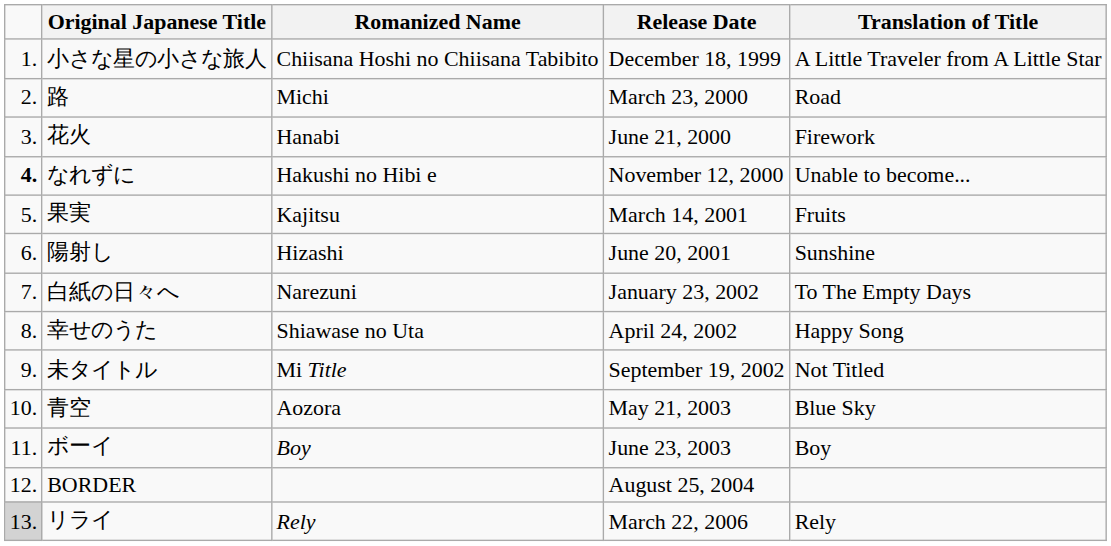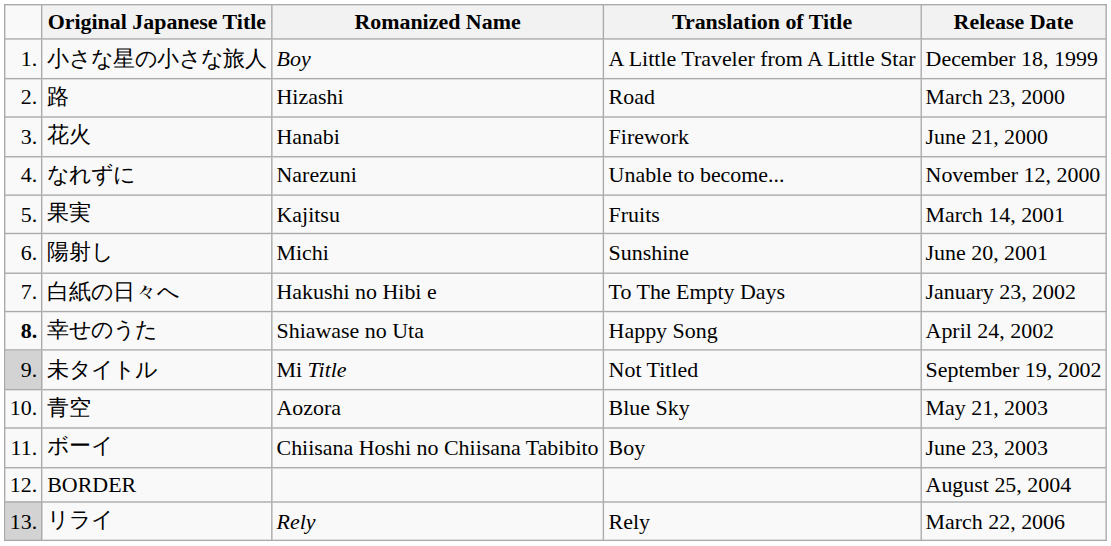columns swapped: (948, 21) <-> (697, 21)
(438, 58) Chiisana Hoshi no Chiisana Tabibito -> (294, 58) Boy
(303, 97) Michi -> (310, 97) Hizashi
(29, 175) bold -> (29, 175) normal
(357, 175) Hakushi no Hibi e -> (317, 175) Narezuni
(310, 253) Hizashi -> (303, 253) Michi
(317, 291) Narezuni -> (357, 291) Hakushi no Hibi e
(29, 330) normal -> (29, 330) bold
(29, 369) no background -> (29, 369) lightgrey background
(294, 447) Boy -> (438, 447) Chiisana Hoshi no Chiisana Tabibito
